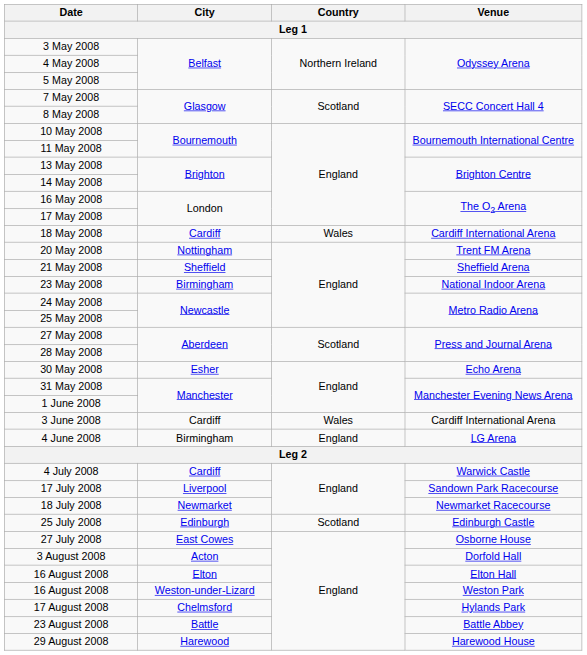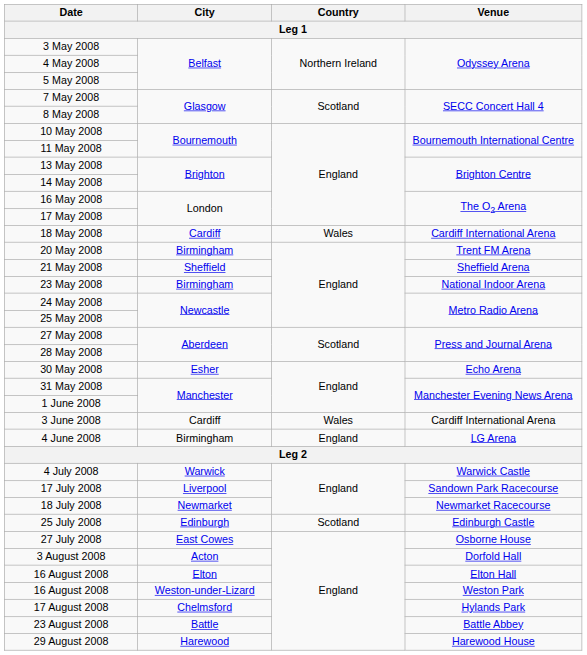(205, 251) Nottingham -> (205, 251) Birmingham
(205, 472) Cardiff -> (205, 472) Warwick
